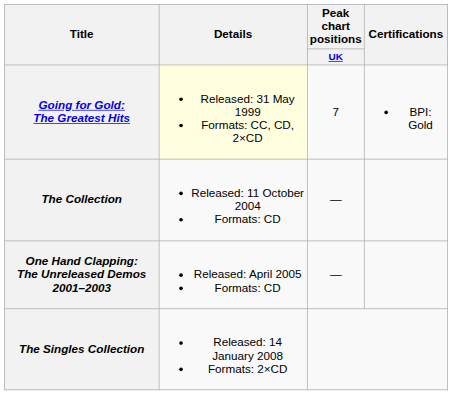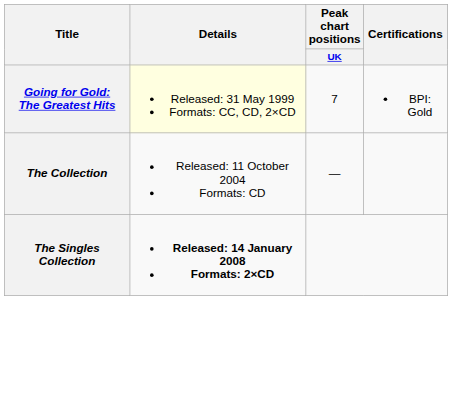- row: (82, 274)
(233, 356) normal -> (218, 262) bold
